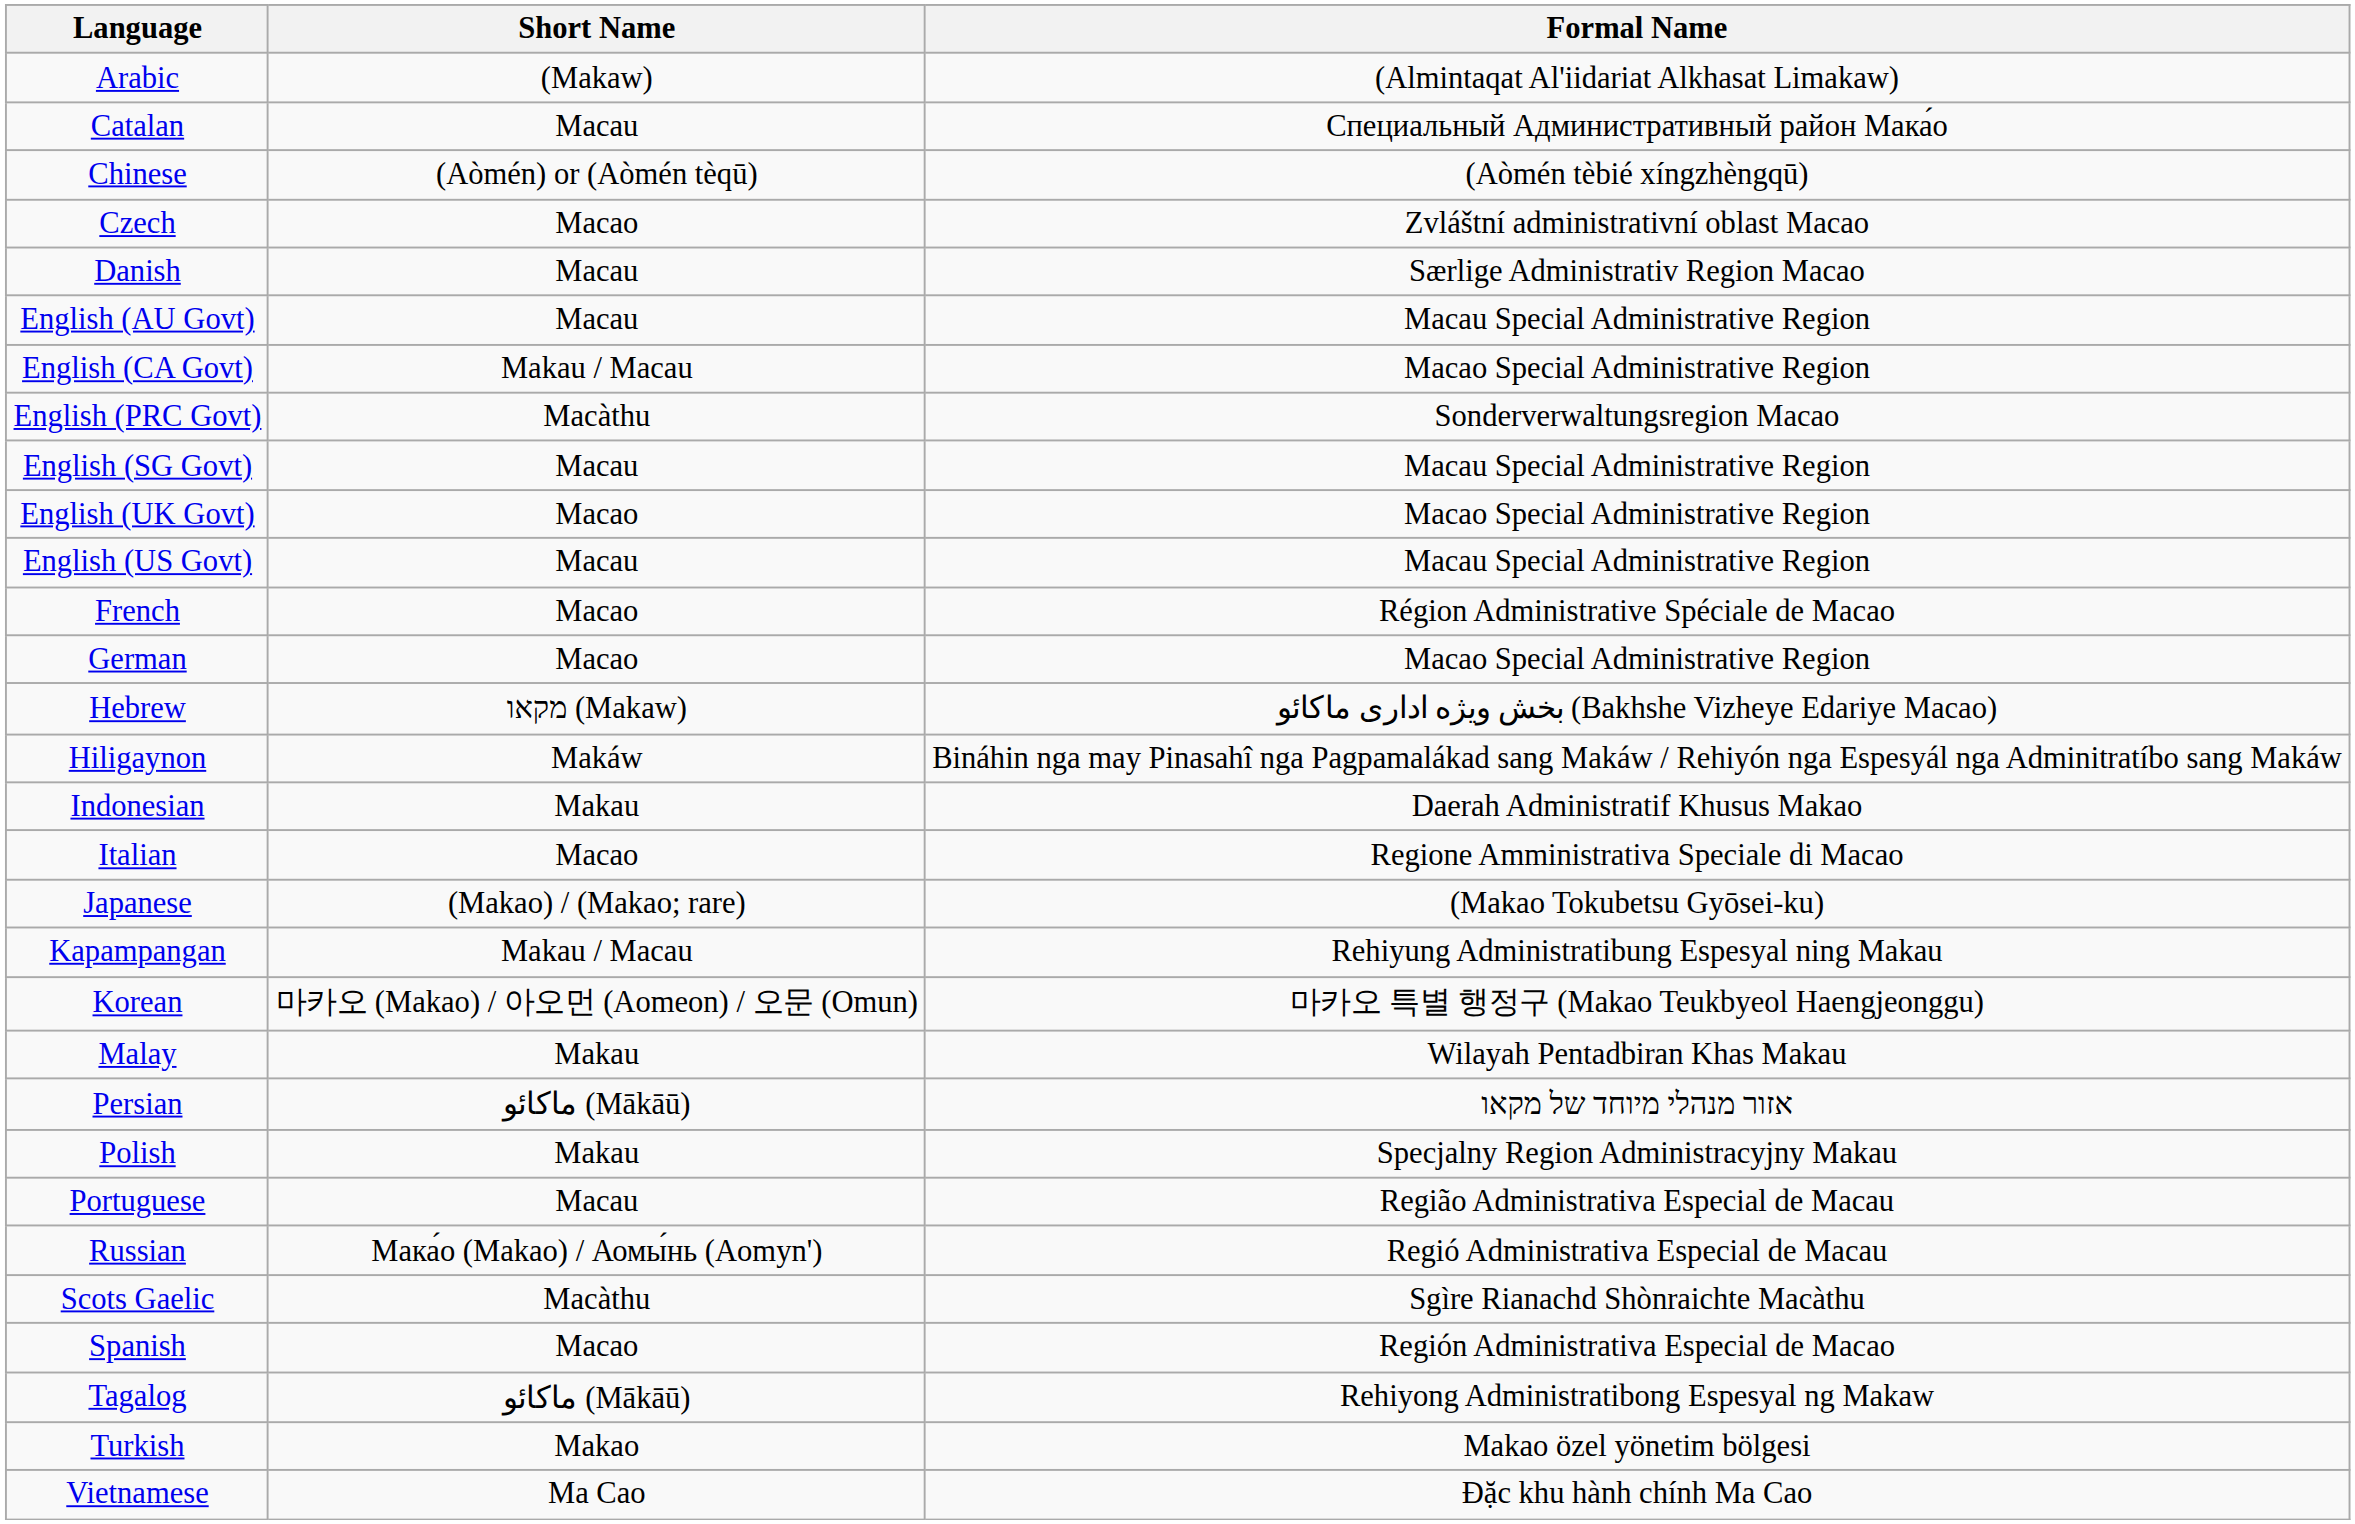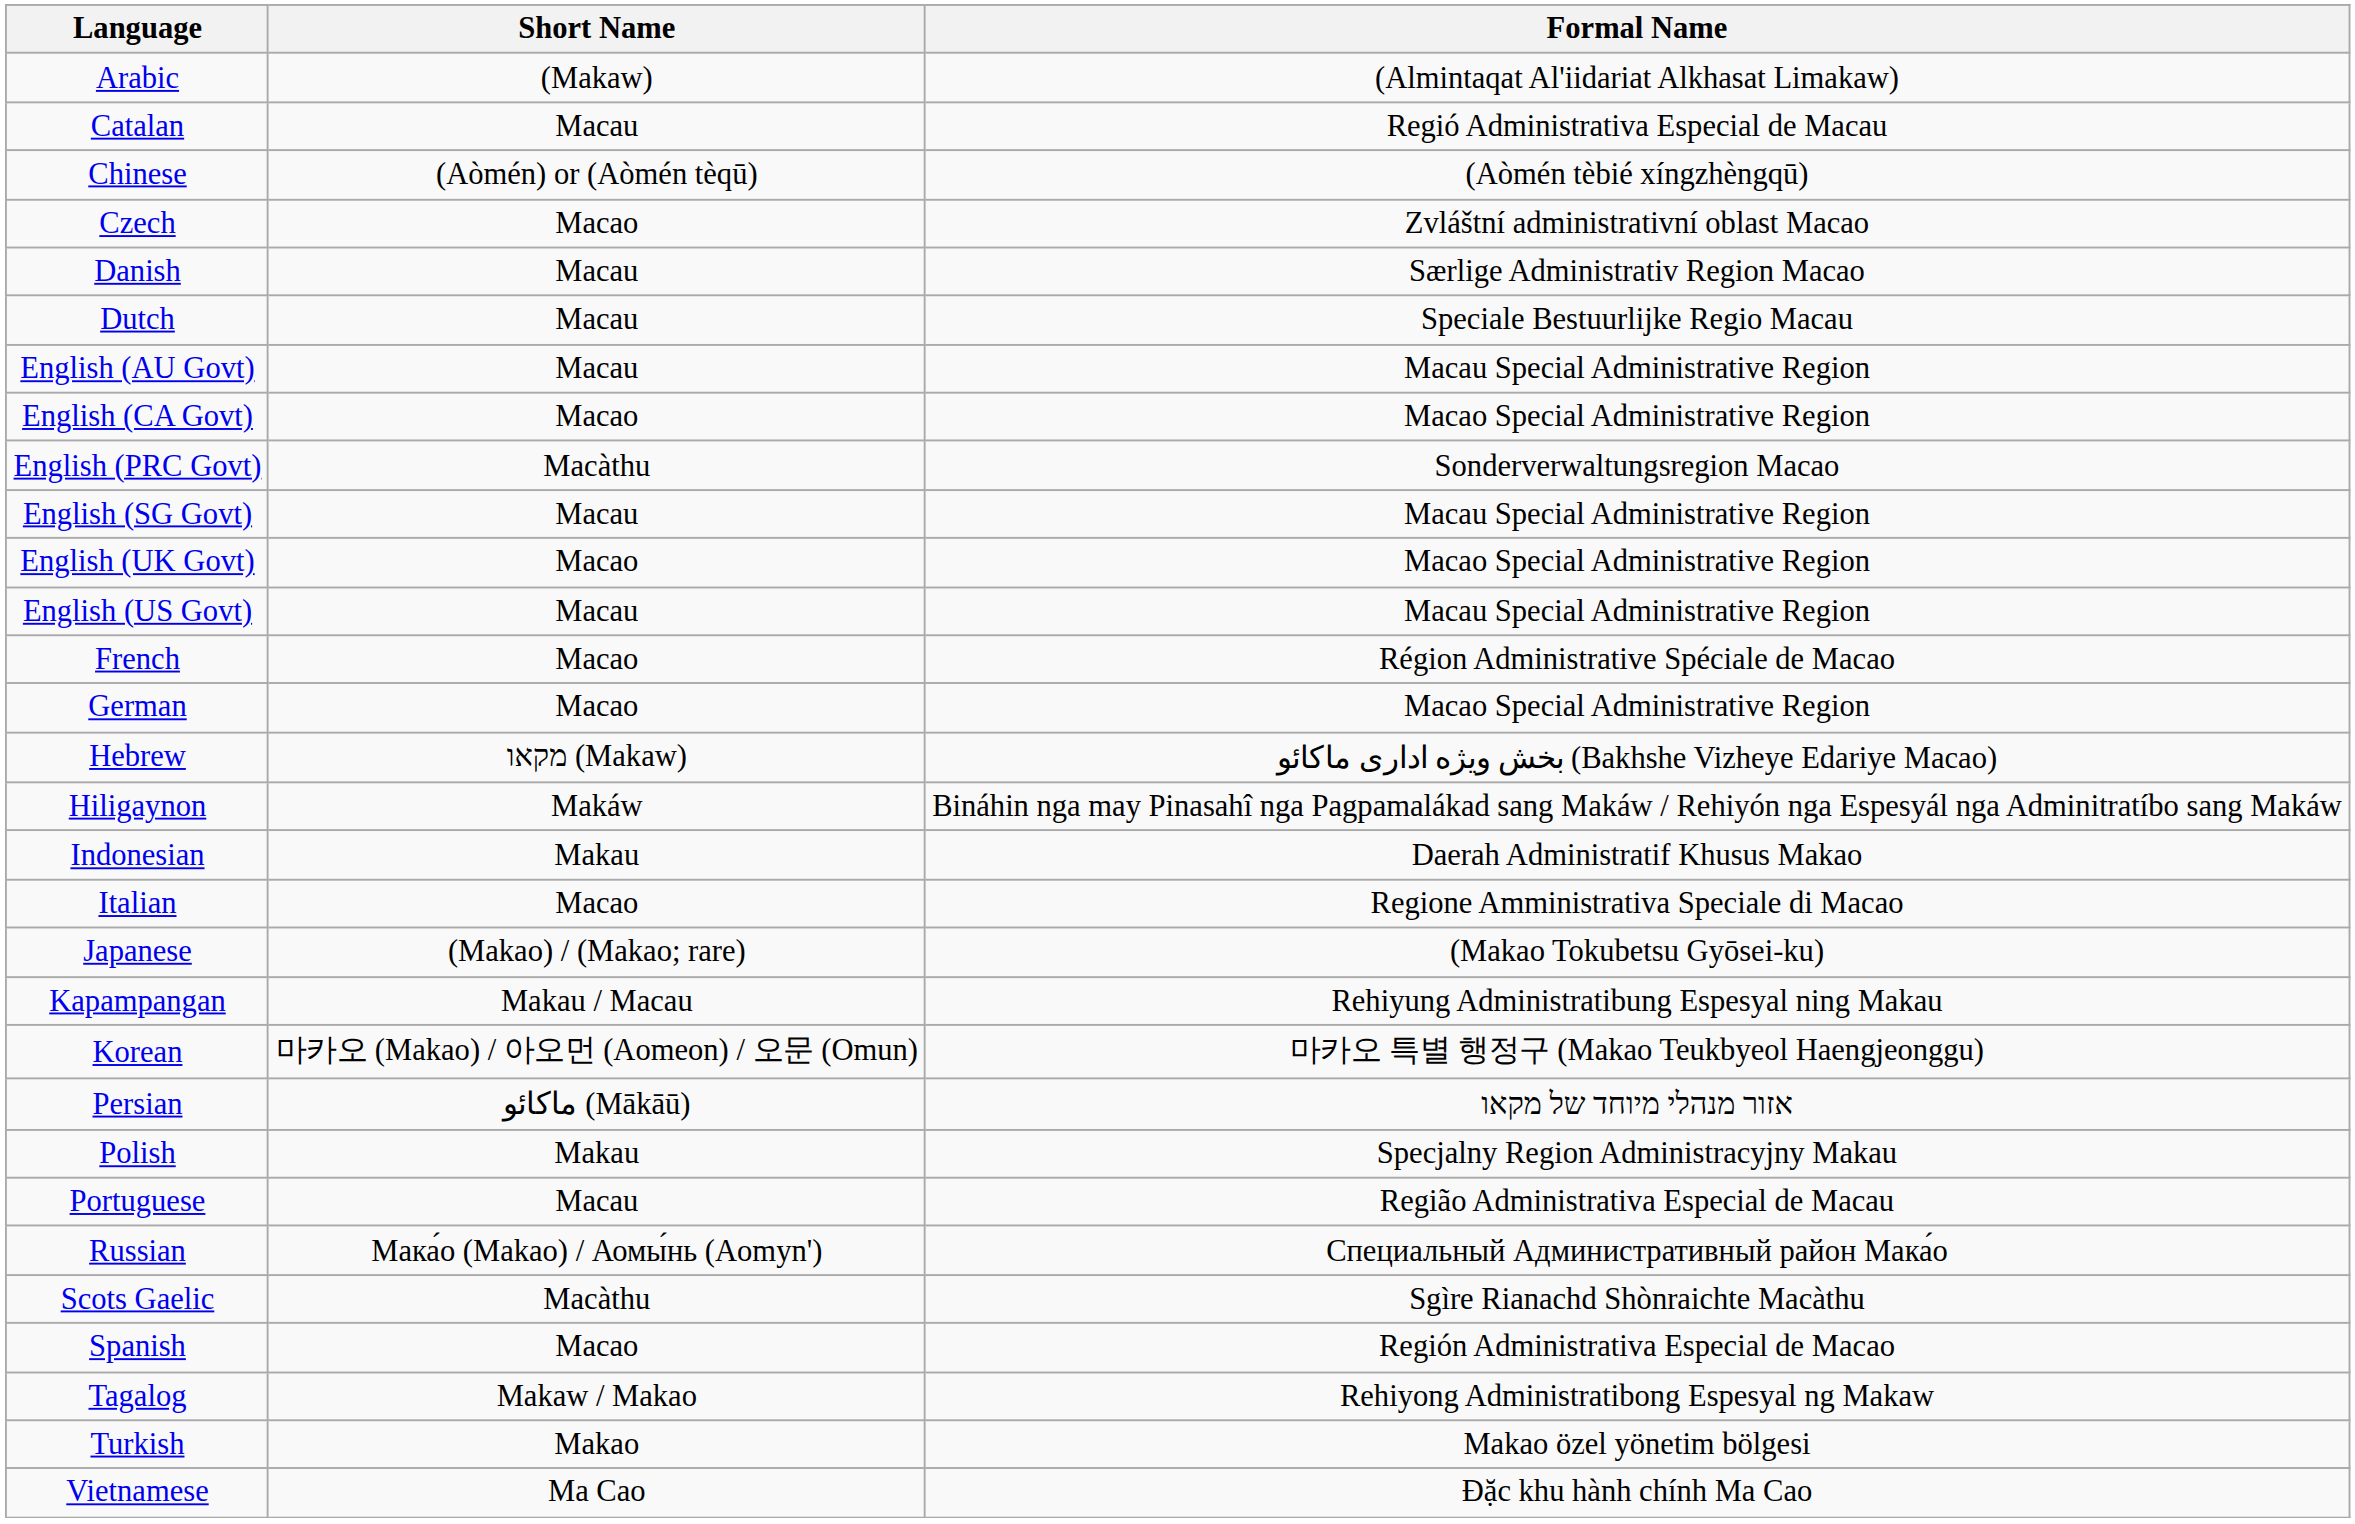(1637, 125) Специальный Административный район Мака́о -> (1637, 125) Regió Administrativa Especial de Macau
+ row: (138, 319)
(597, 367) Makau / Macau -> (597, 416) Macao
- row: (137, 1054)
(1637, 1249) Regió Administrativa Especial de Macau -> (1637, 1249) Специальный Административный район Мака́о
(597, 1397) ماکائو (Mākāū) -> (597, 1395) Makaw / Makao
